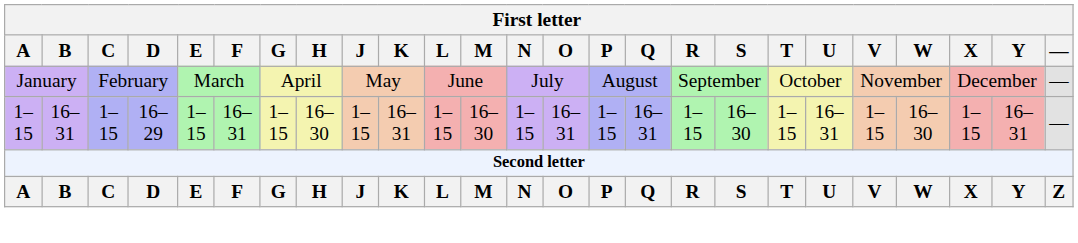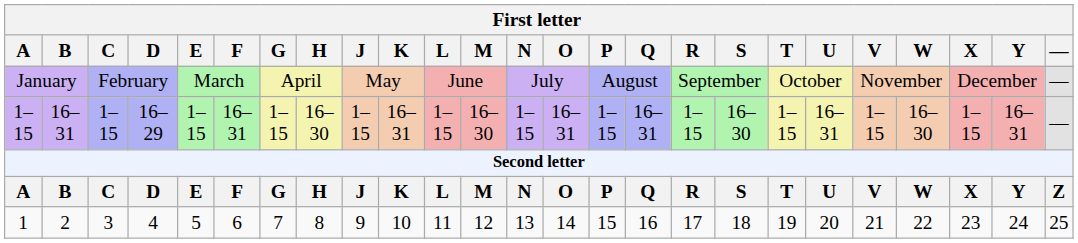+ row: (23, 222)
